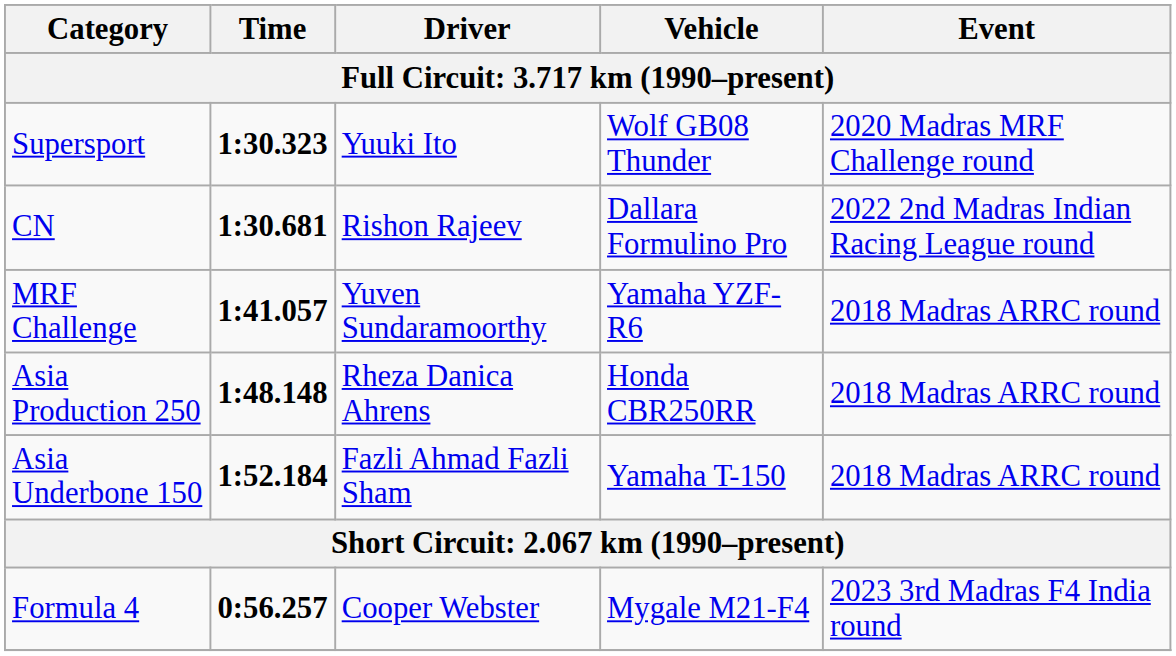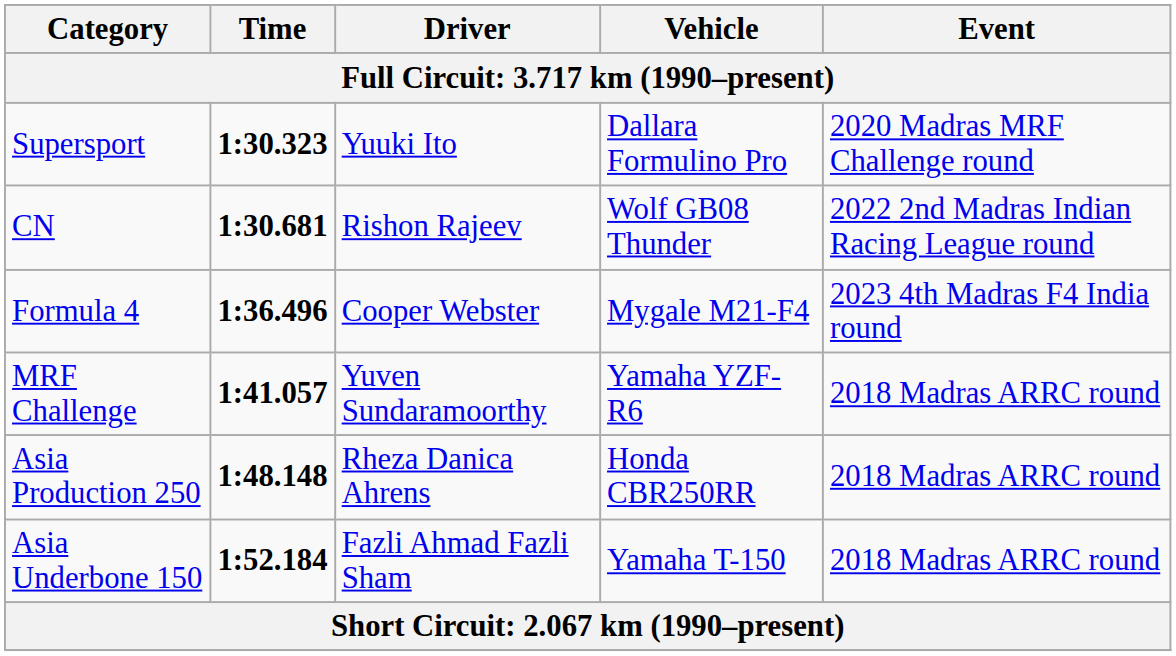(678, 143) Wolf GB08 Thunder -> (697, 143) Dallara Formulino Pro
(697, 226) Dallara Formulino Pro -> (678, 226) Wolf GB08 Thunder
+ row: (272, 310)
- row: (272, 608)
